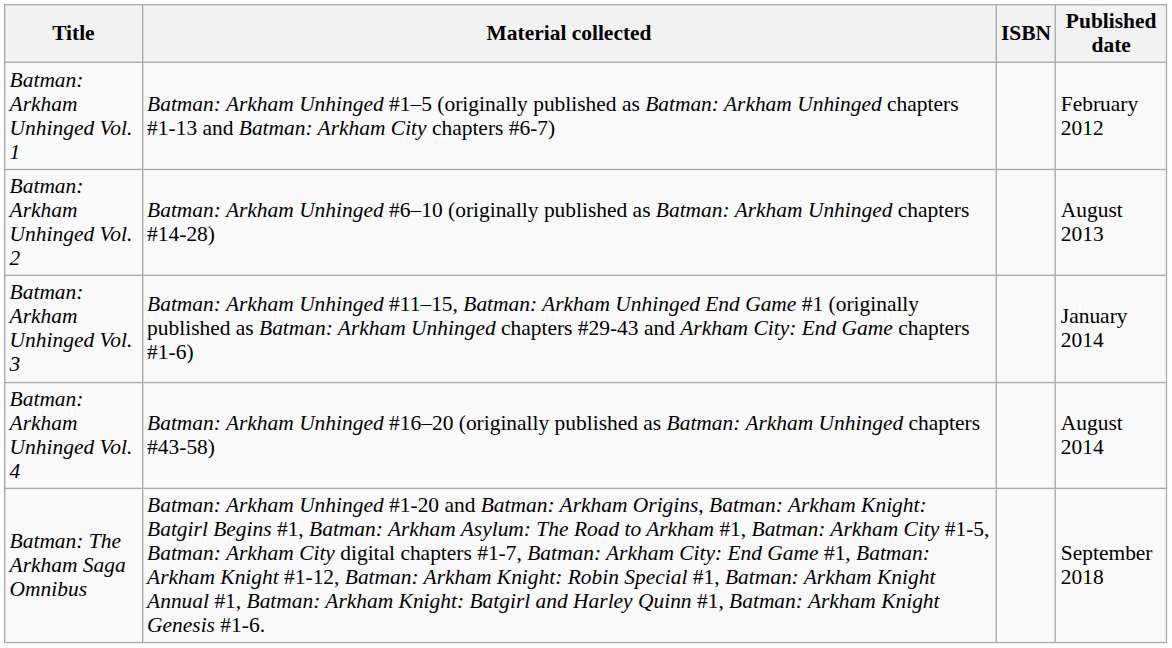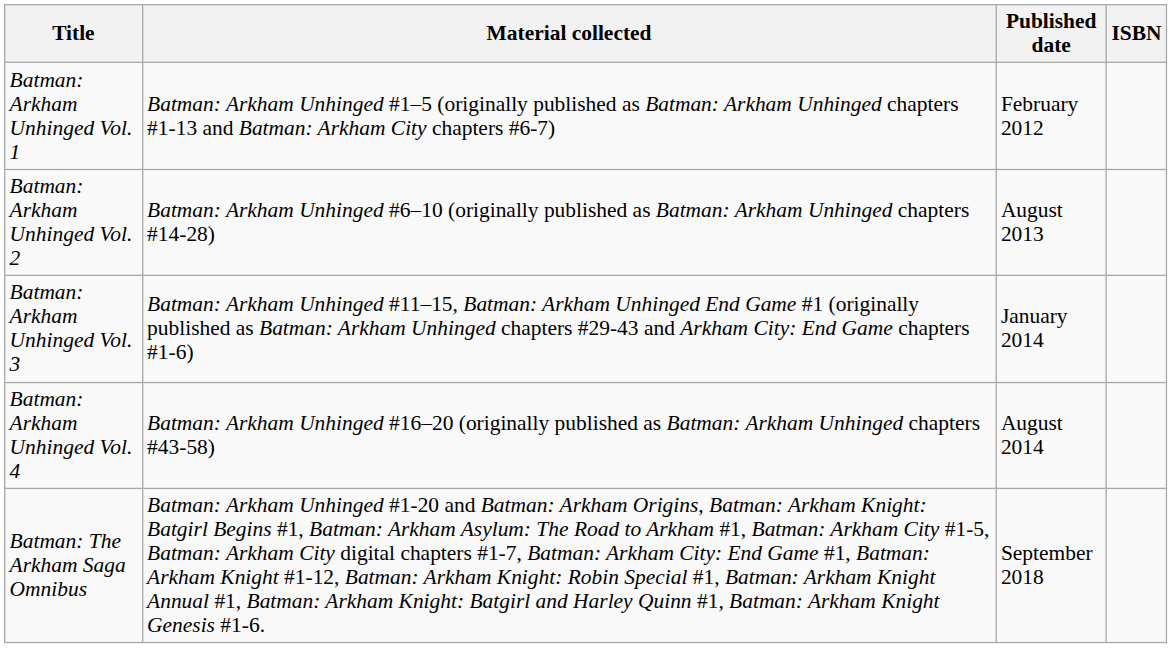columns swapped: (1111, 33) <-> (1026, 33)
